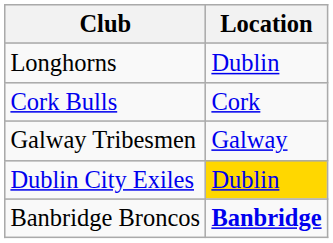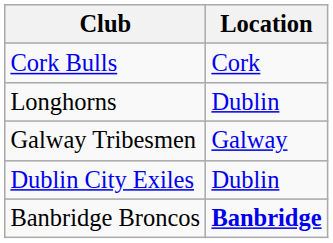rows swapped: (63, 62) <-> (64, 101)
(245, 179) gold background -> (245, 179) no background
